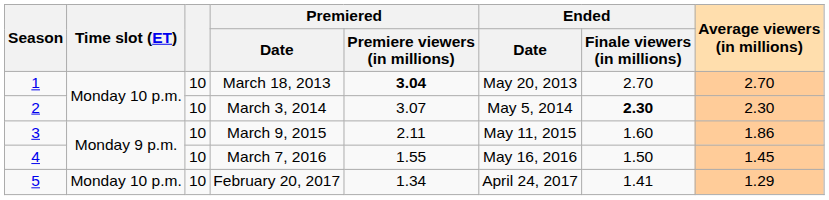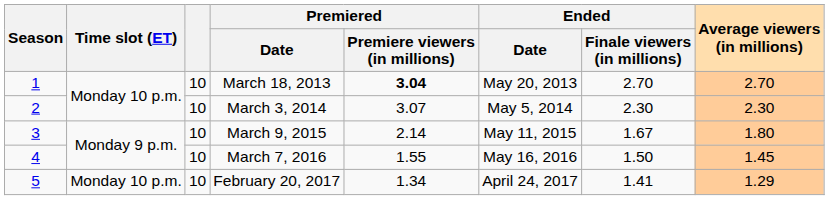(638, 108) bold -> (638, 108) normal
(411, 132) 2.11 -> (411, 132) 2.14
(638, 132) 1.60 -> (638, 132) 1.67
(759, 132) 1.86 -> (759, 132) 1.80
